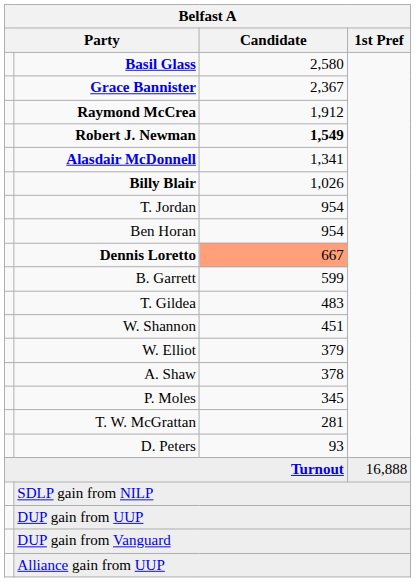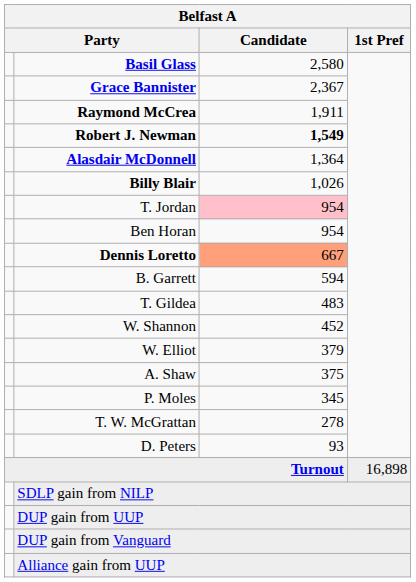(327, 111) 1,912 -> (327, 111) 1,911
(327, 159) 1,341 -> (327, 159) 1,364
(333, 207) no background -> (333, 207) pink background
(333, 278) 599 -> (333, 278) 594
(333, 326) 451 -> (333, 326) 452
(333, 374) 378 -> (333, 374) 375
(333, 421) 281 -> (333, 421) 278
(387, 469) 16,888 -> (387, 469) 16,898
